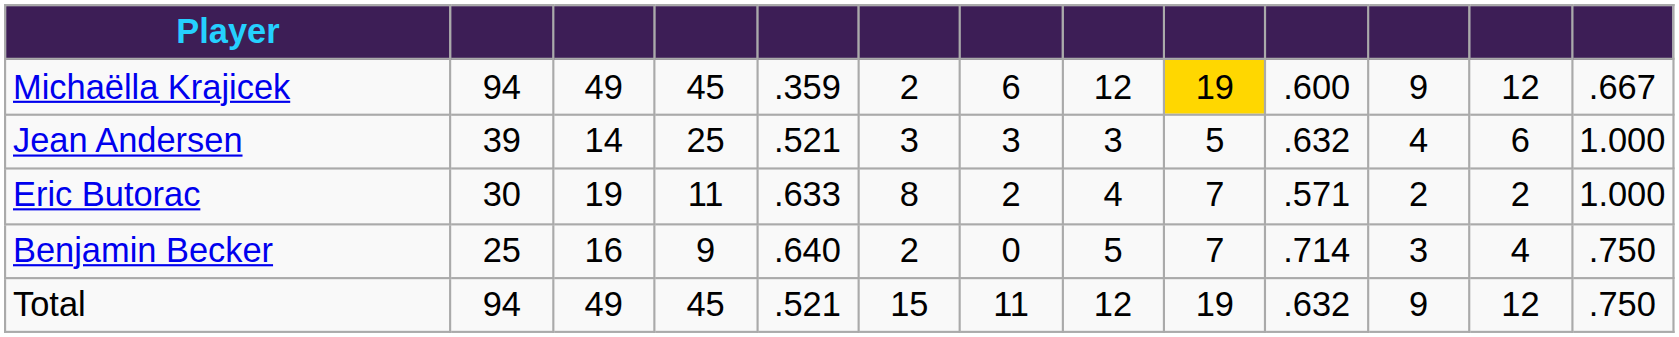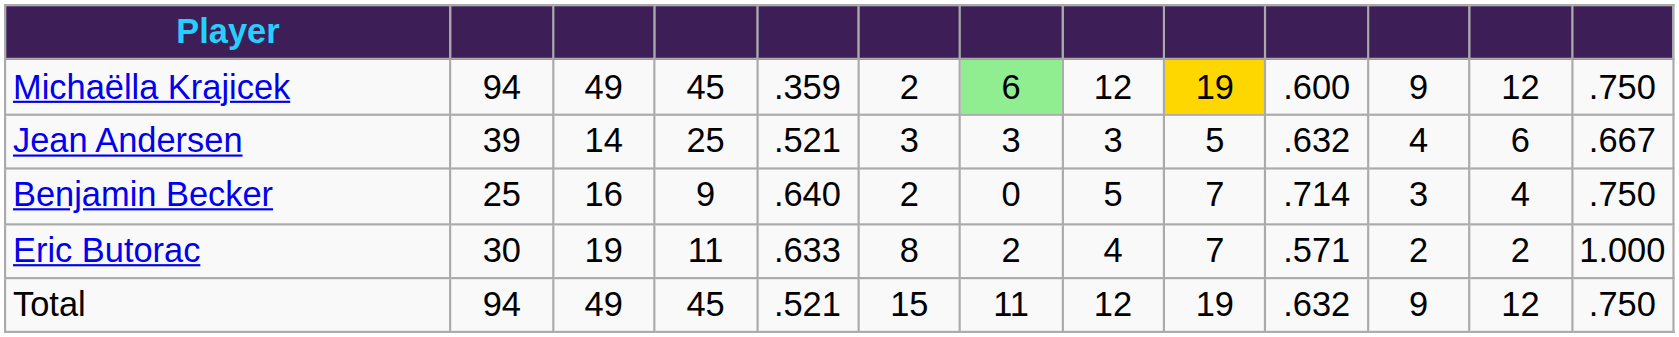(1011, 86) no background -> (1011, 86) lightgreen background
(1622, 86) .667 -> (1622, 86) .750
(1622, 140) 1.000 -> (1622, 140) .667
rows swapped: (143, 250) <-> (107, 195)
